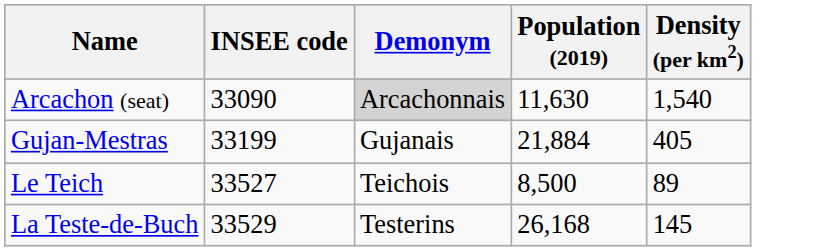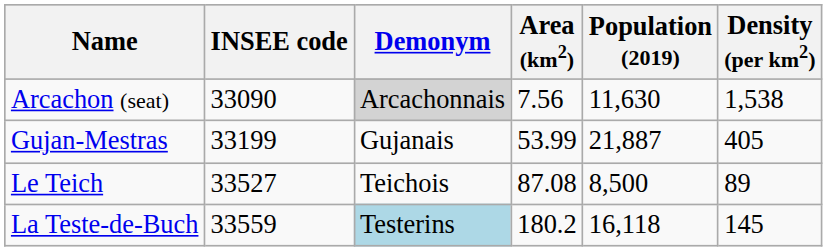+ column: (547, 41)
(682, 99) 1,540 -> (754, 99) 1,538
(554, 141) 21,884 -> (625, 141) 21,887
(244, 224) 33529 -> (244, 224) 33559
(407, 224) no background -> (407, 224) lightblue background
(554, 224) 26,168 -> (625, 224) 16,118
